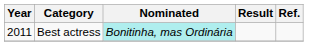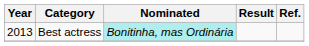(19, 31) 2011 -> (20, 31) 2013
